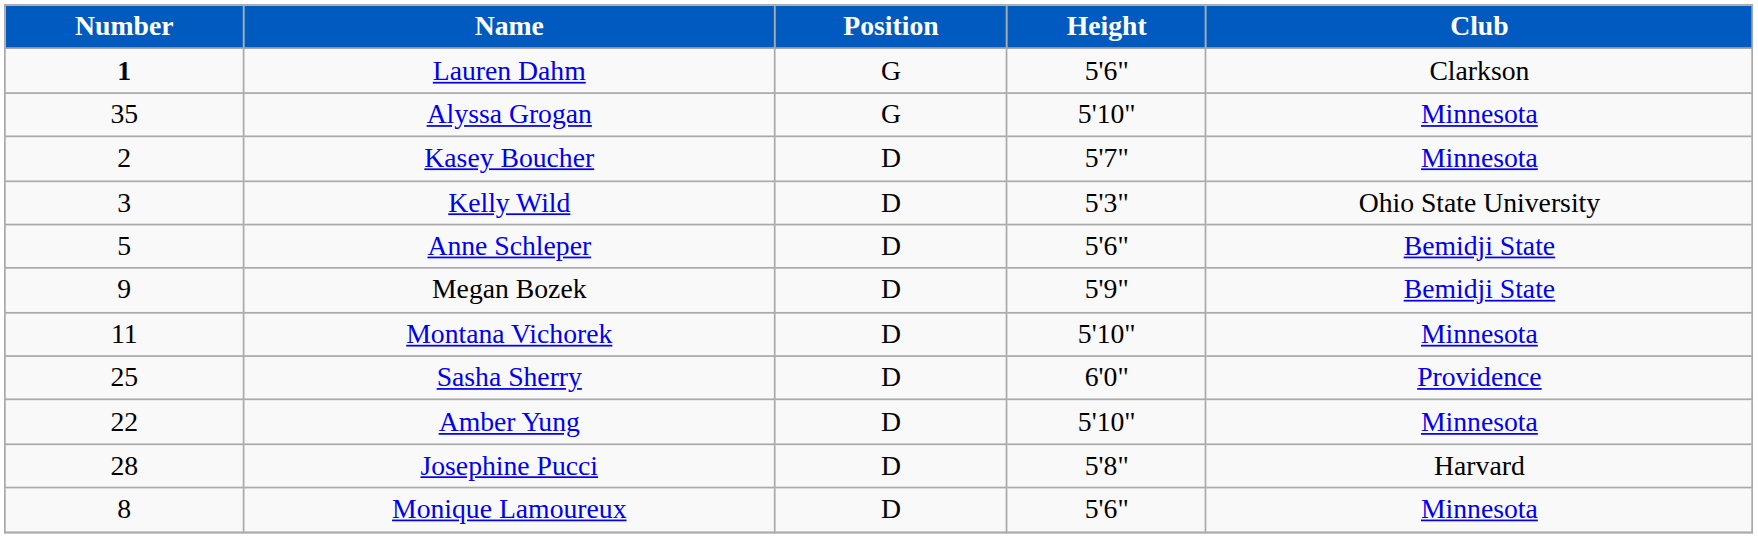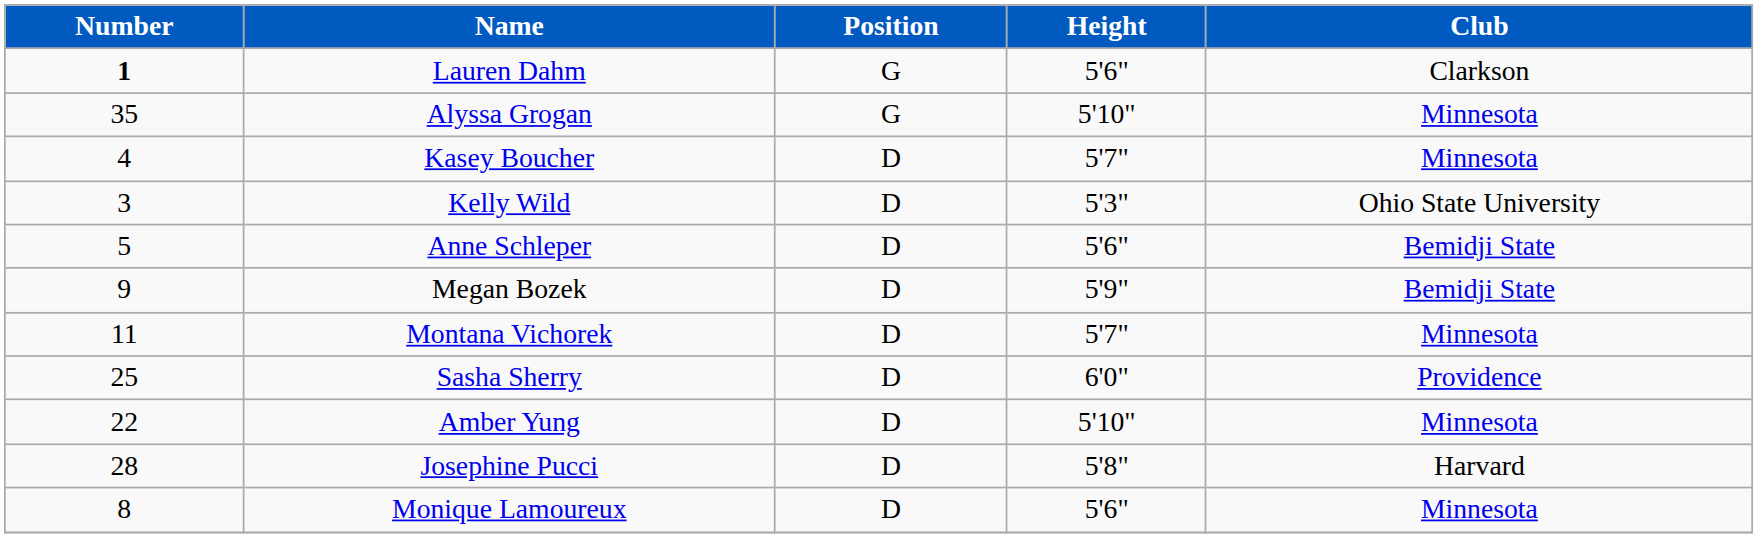(124, 158) 2 -> (124, 158) 4
(1107, 333) 5'10" -> (1107, 333) 5'7"
